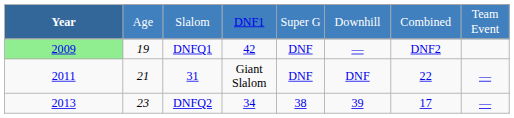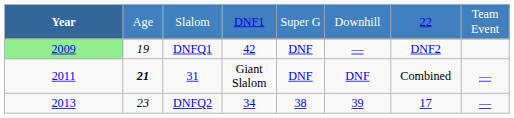(426, 21) Combined -> (426, 21) 22
(143, 76) normal -> (143, 76) bold
(426, 76) 22 -> (426, 76) Combined
